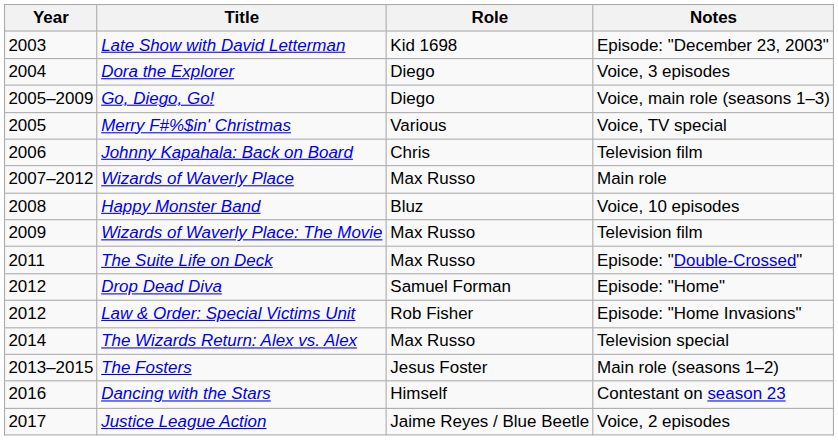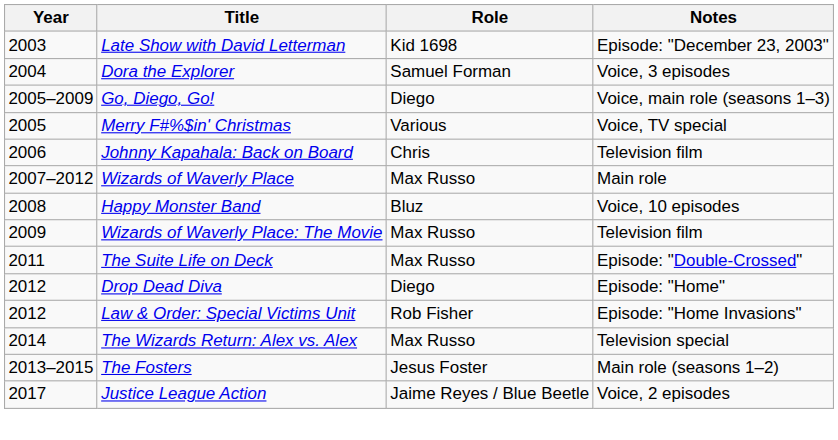(412, 71) Diego -> (451, 71) Samuel Forman
(451, 286) Samuel Forman -> (412, 286) Diego
- row: (186, 394)
